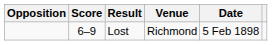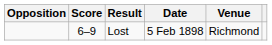columns swapped: (231, 13) <-> (172, 13)
